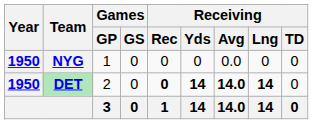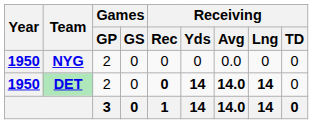(107, 61) 1 -> (107, 61) 2
